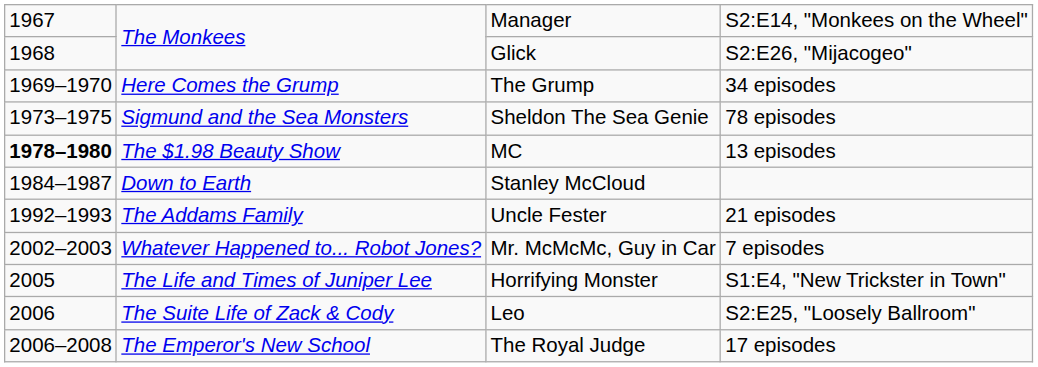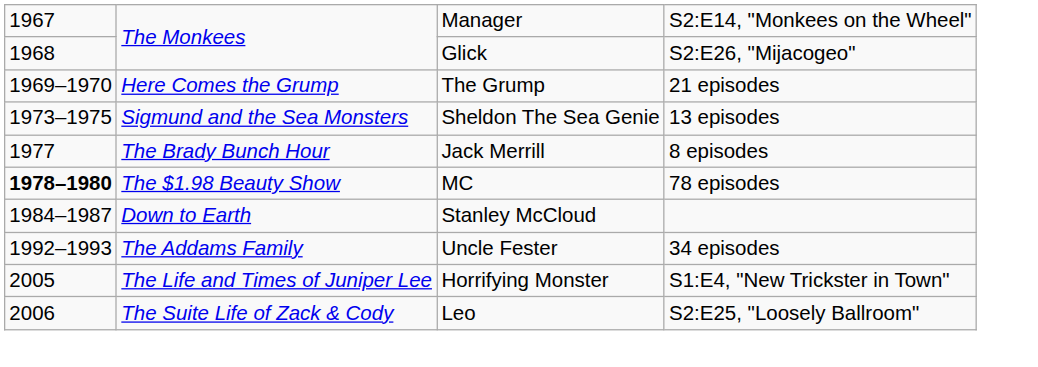(780, 85) 34 episodes -> (724, 85) 21 episodes
(780, 118) 78 episodes -> (724, 118) 13 episodes
+ row: (225, 150)
(780, 150) 13 episodes -> (724, 183) 78 episodes
(780, 215) 21 episodes -> (724, 248) 34 episodes
- row: (301, 248)
- row: (246, 345)
